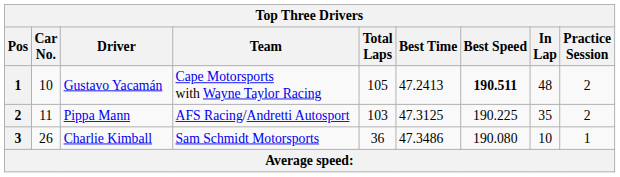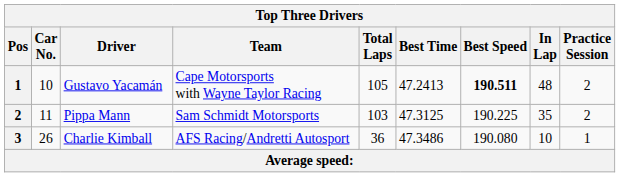(266, 116) AFS Racing/Andretti Autosport -> (247, 116) Sam Schmidt Motorsports
(247, 138) Sam Schmidt Motorsports -> (266, 138) AFS Racing/Andretti Autosport
